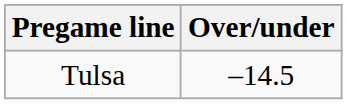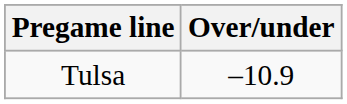(261, 74) –14.5 -> (261, 74) –10.9
